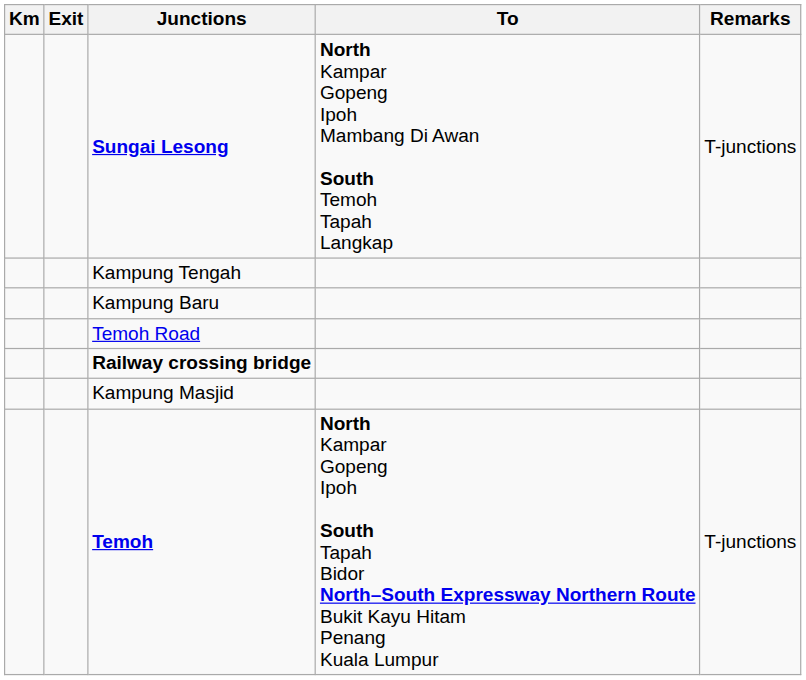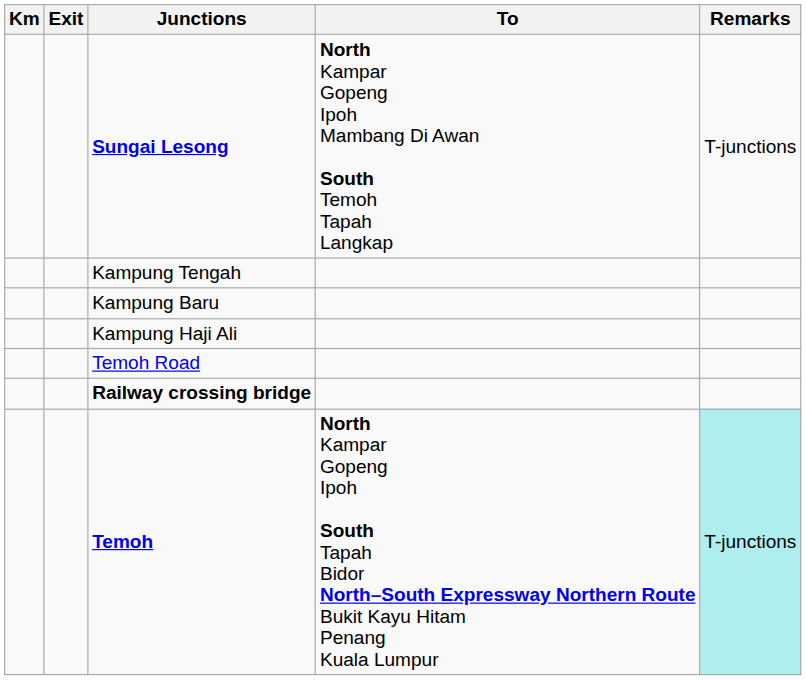+ row: (165, 333)
- row: (163, 393)
(750, 541) no background -> (750, 541) paleturquoise background
